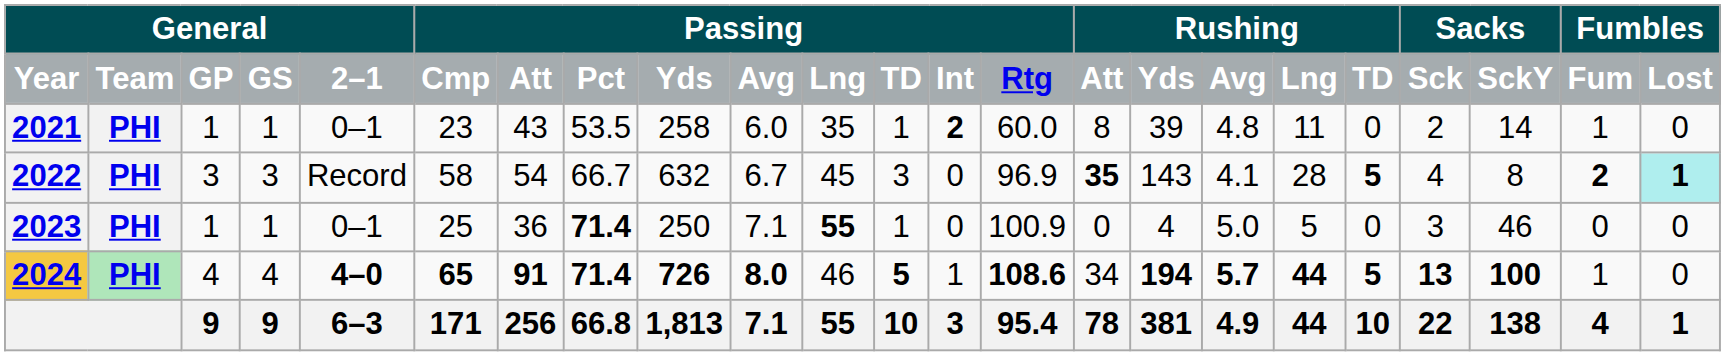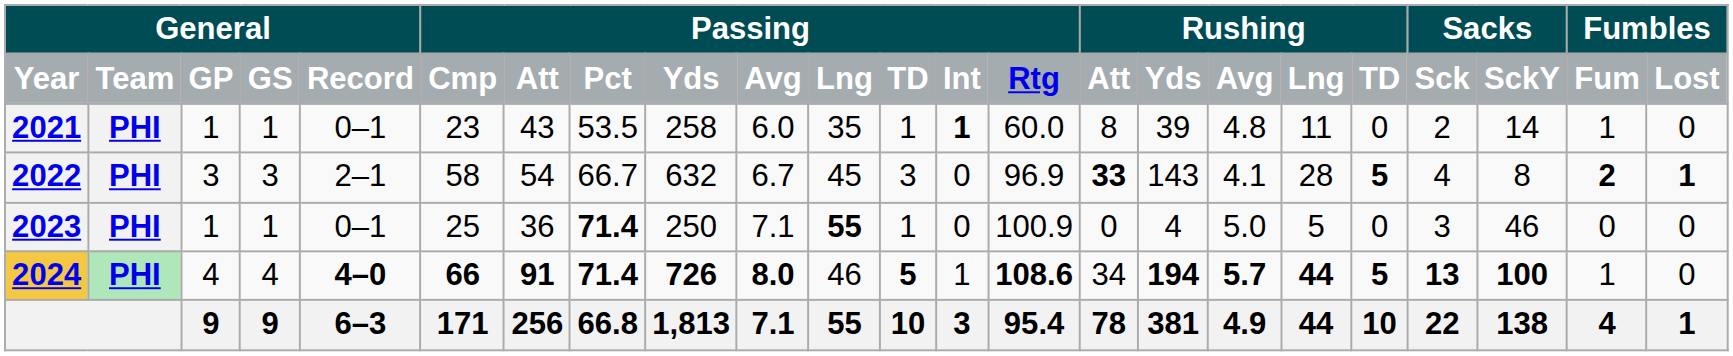(357, 78) 2–1 -> (360, 78) Record
(955, 127) 2 -> (962, 127) 1
(357, 176) Record -> (360, 176) 2–1
(1102, 176) 35 -> (1109, 176) 33
(1680, 176) paleturquoise background -> (1687, 176) no background
(456, 275) 65 -> (463, 275) 66
